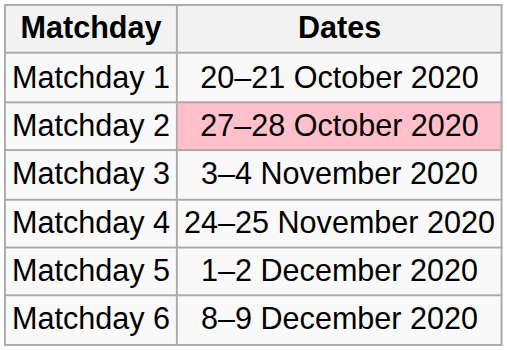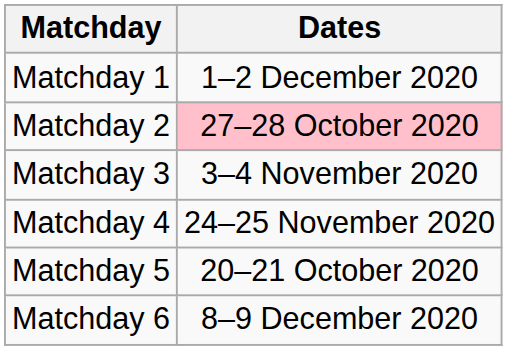(340, 77) 20–21 October 2020 -> (340, 77) 1–2 December 2020
(340, 271) 1–2 December 2020 -> (340, 271) 20–21 October 2020
